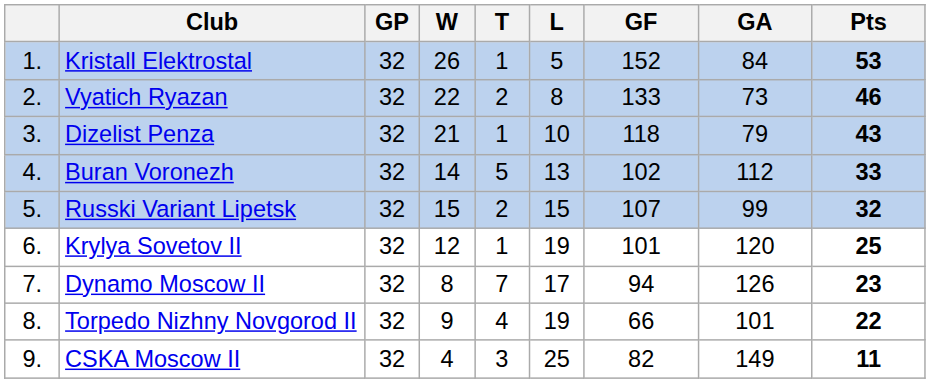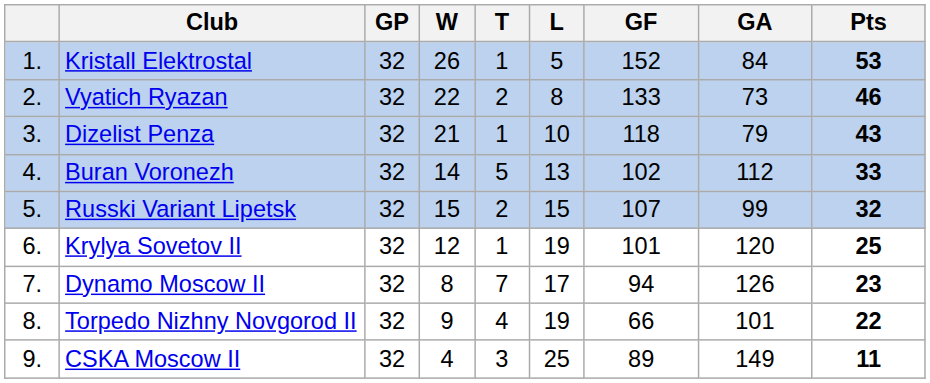(641, 358) 82 -> (641, 358) 89
